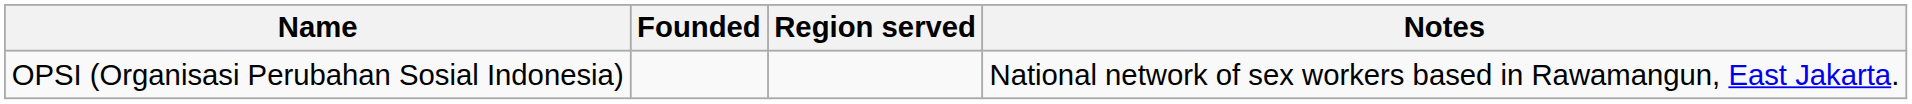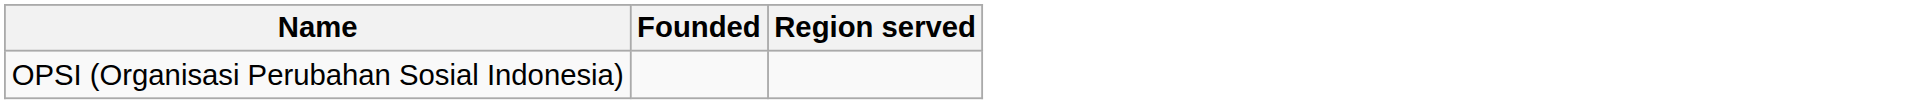- column: (1444, 27)
